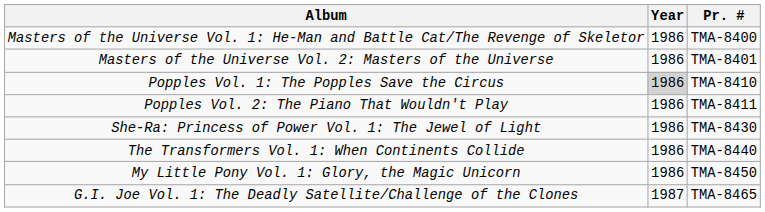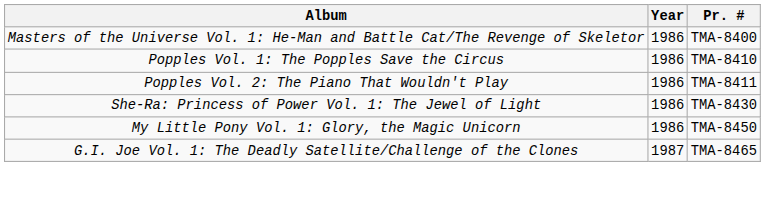- row: (326, 61)
(668, 83) lightgrey background -> (668, 61) no background
- row: (326, 151)
